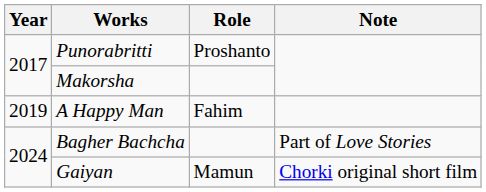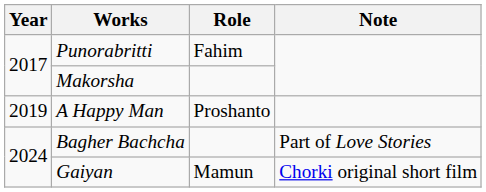(232, 50) Proshanto -> (218, 50) Fahim
(218, 111) Fahim -> (232, 111) Proshanto
